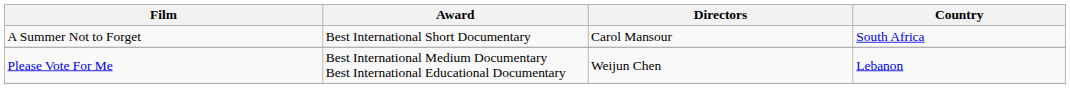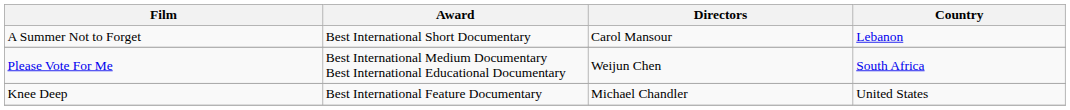(890, 36) South Africa -> (880, 36) Lebanon
(880, 65) Lebanon -> (890, 65) South Africa
+ row: (38, 94)
